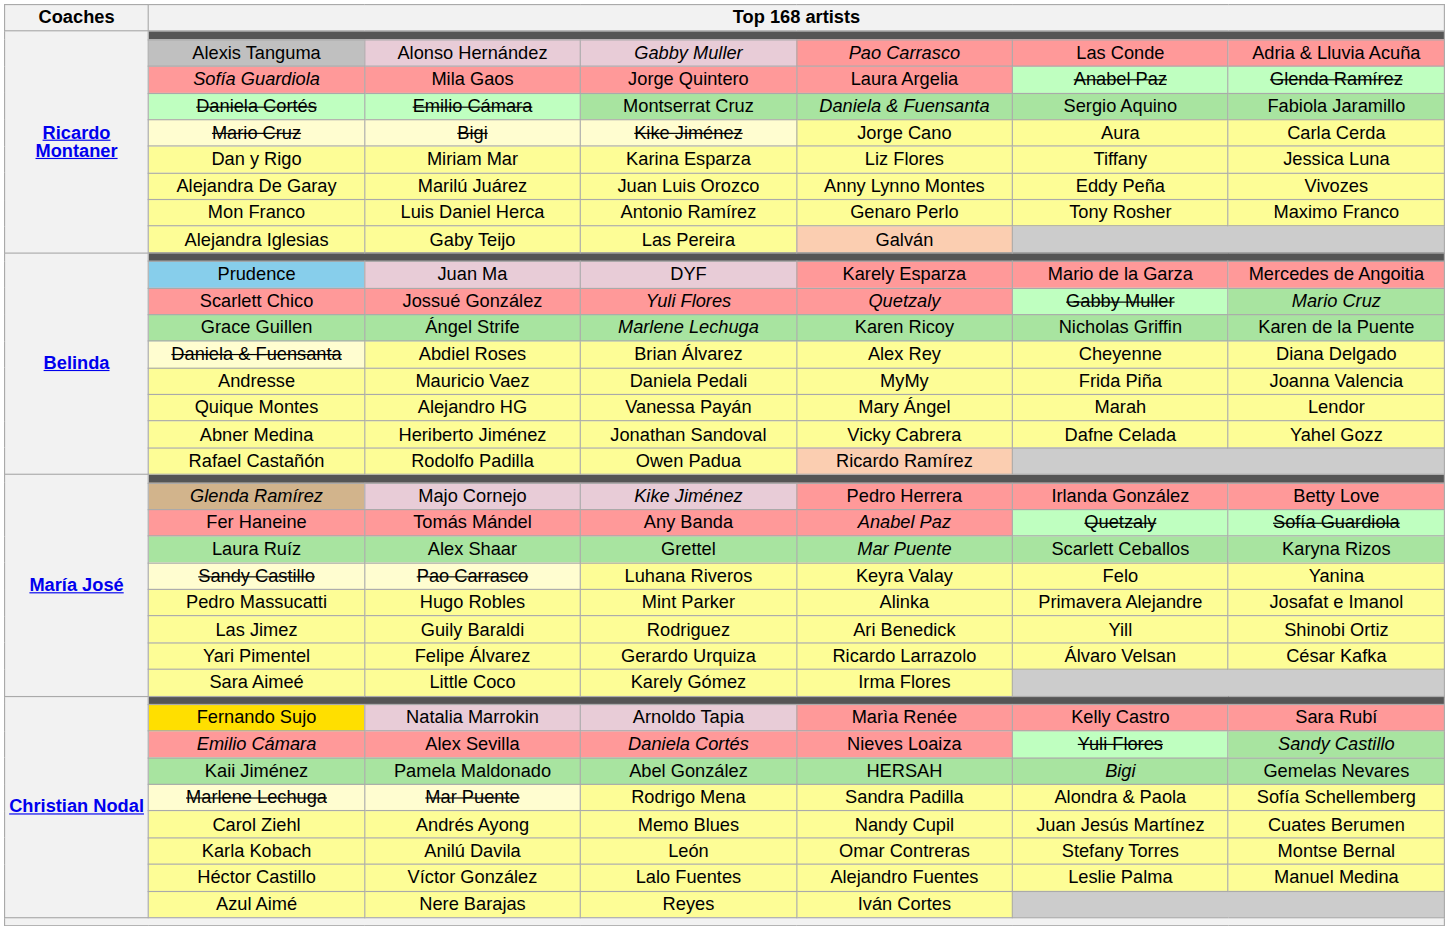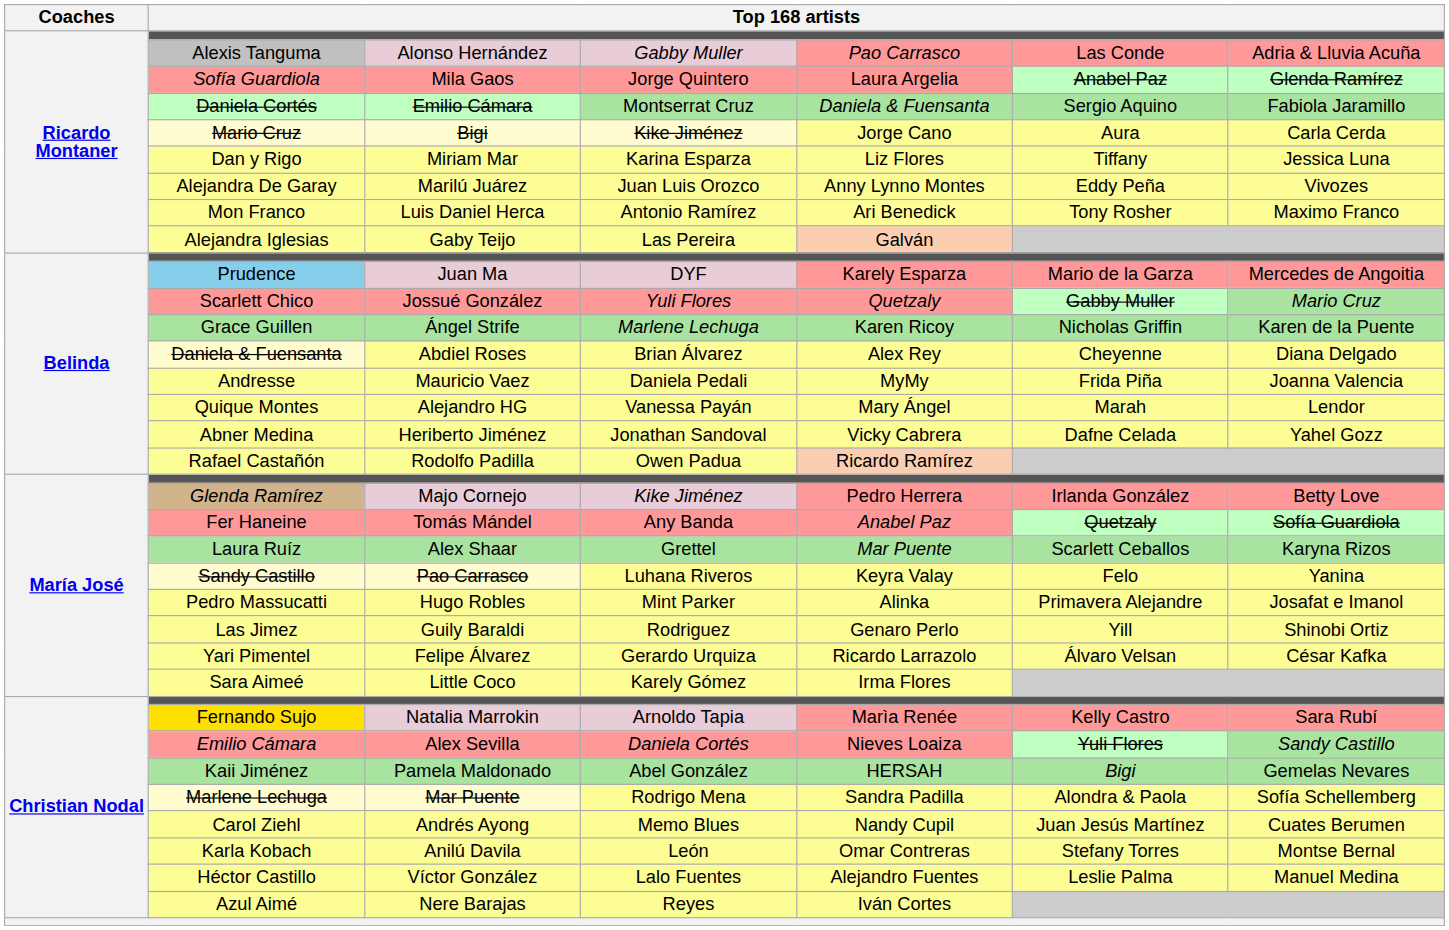(904, 212) Genaro Perlo -> (904, 212) Ari Benedick
(904, 629) Ari Benedick -> (904, 629) Genaro Perlo
